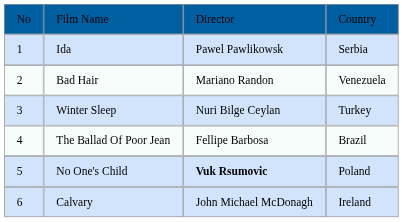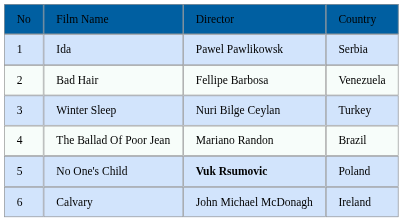(235, 80) Mariano Randon -> (232, 80) Fellipe Barbosa
(232, 141) Fellipe Barbosa -> (235, 141) Mariano Randon
